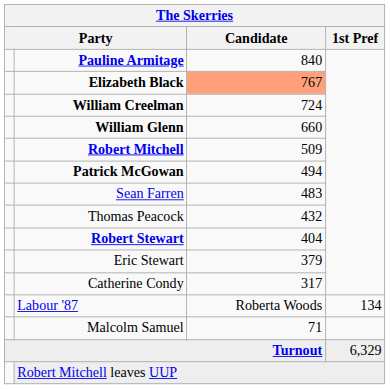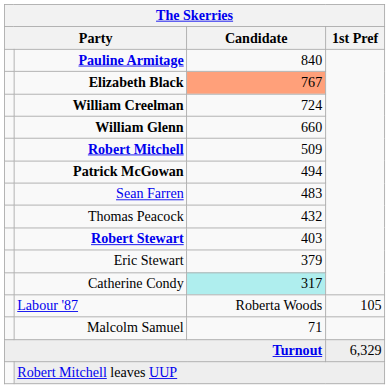(312, 238) 404 -> (312, 238) 403
(312, 283) no background -> (312, 283) paleturquoise background
(371, 305) 134 -> (371, 305) 105
